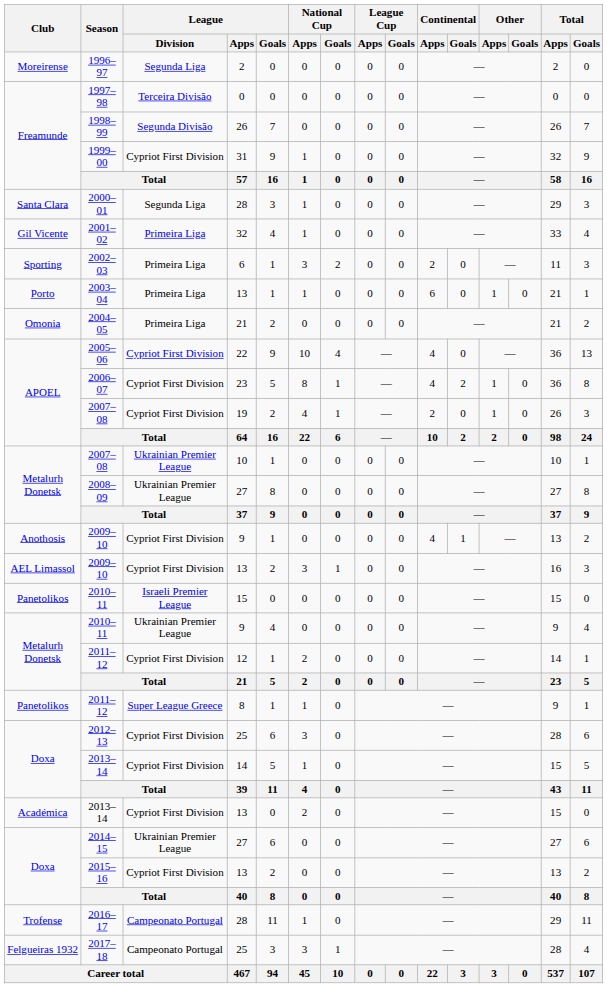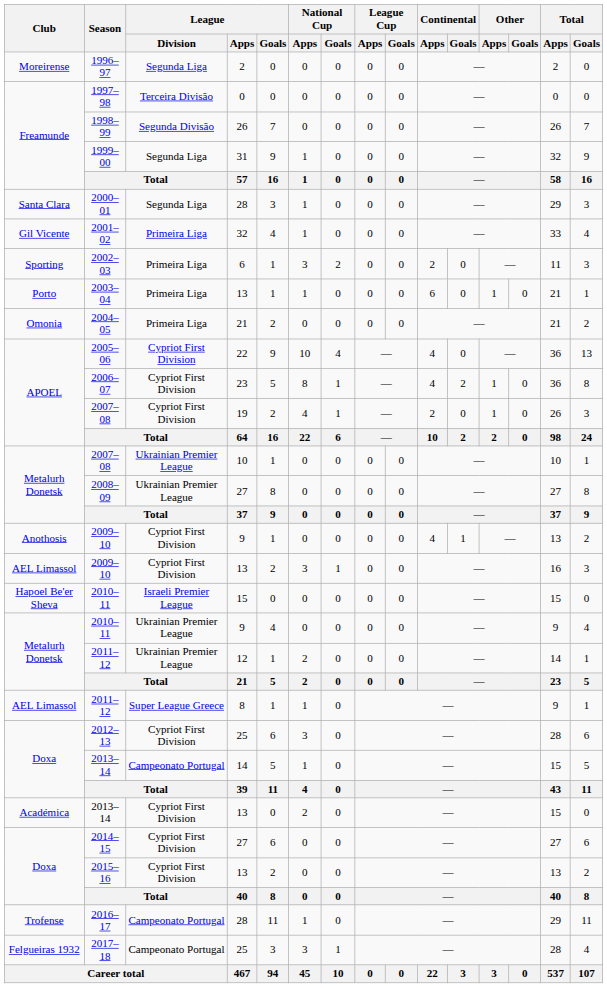(175, 156) Cypriot First Division -> (176, 156) Segunda Liga
(43, 598) Panetolikos -> (44, 598) Hapoel Be'er Sheva
(175, 658) Cypriot First Division -> (176, 658) Ukrainian Premier League
(43, 705) Panetolikos -> (44, 705) AEL Limassol
(175, 765) Cypriot First Division -> (176, 765) Campeonato Portugal
(175, 842) Ukrainian Premier League -> (176, 842) Cypriot First Division
